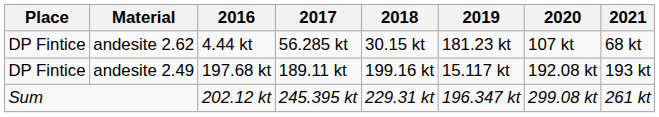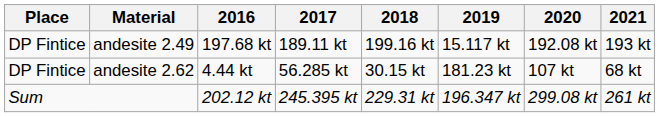rows swapped: (144, 71) <-> (144, 44)
